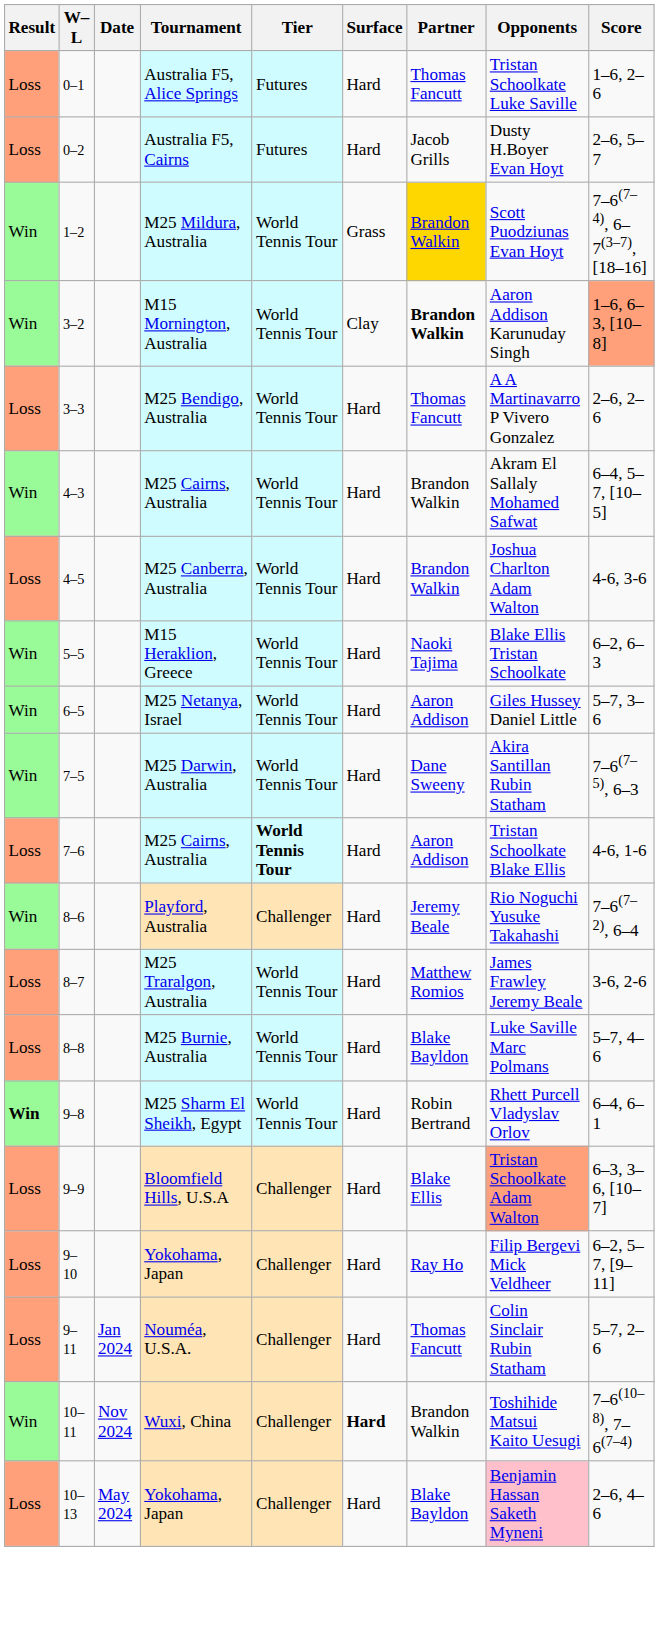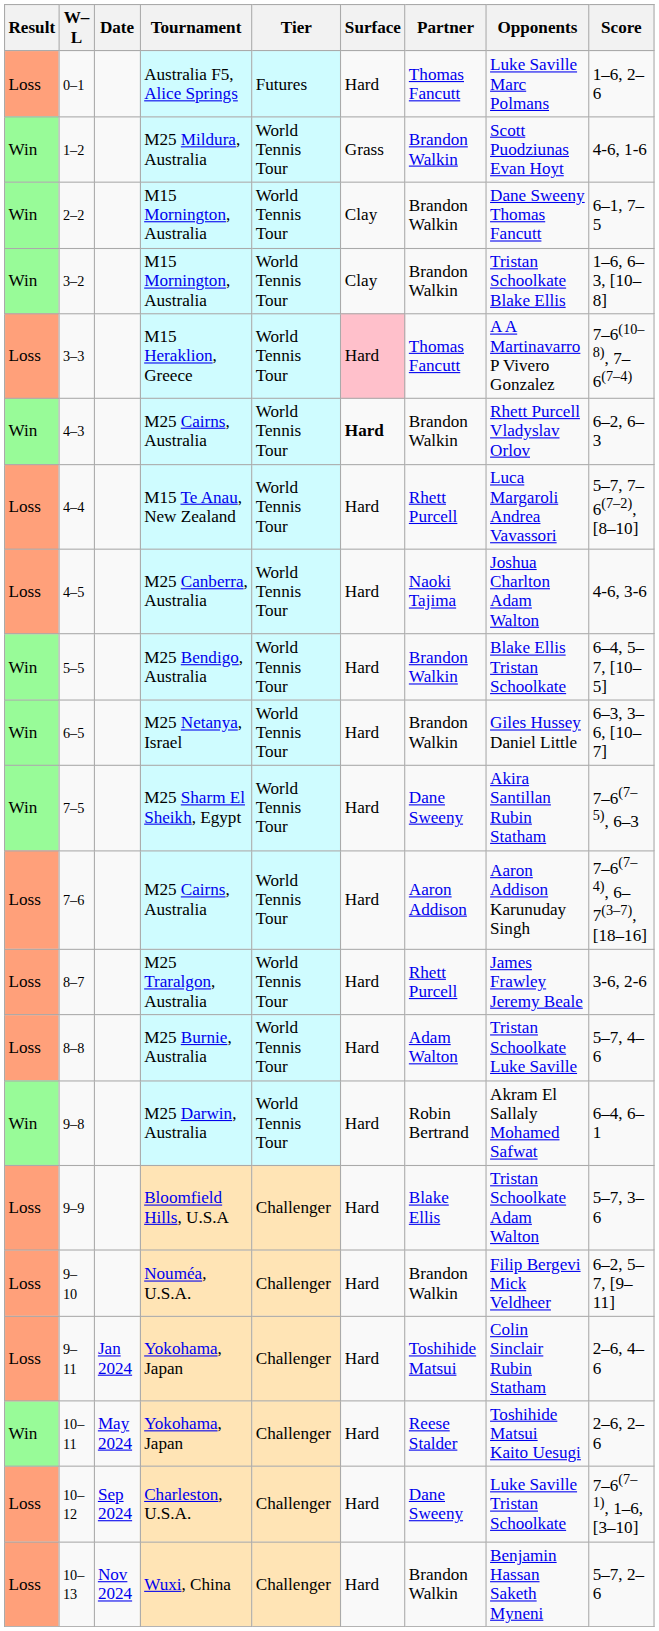(533, 83) Tristan Schoolkate Luke Saville -> (534, 83) Luke Saville Marc Polmans
- row: (74, 150)
(440, 231) gold background -> (438, 149) no background
(620, 231) 7–6(7–4), 6–7(3–7), [18–16] -> (620, 149) 4-6, 1-6
+ row: (74, 216)
(443, 323) bold -> (438, 280) normal
(528, 323) Aaron Addison Karunuday Singh -> (528, 280) Tristan Schoolkate Blake Ellis
(618, 323) lightsalmon background -> (618, 280) no background
(194, 408) M25 Bendigo, Australia -> (181, 356) M15 Heraklion, Greece
(364, 408) no background -> (362, 356) pink background
(618, 408) 2–6, 2–6 -> (619, 356) 7–6(10–8), 7–6(7–4)
(364, 493) normal -> (364, 431) bold
(524, 493) Akram El Sallaly Mohamed Safwat -> (535, 431) Rhett Purcell Vladyslav Orlov
(618, 493) 6–4, 5–7, [10–5] -> (618, 431) 6–2, 6–3
+ row: (74, 507)
(440, 578) Brandon Walkin -> (433, 591) Naoki Tajima
(181, 653) M15 Heraklion, Greece -> (194, 666) M25 Bendigo, Australia
(434, 653) Naoki Tajima -> (438, 666) Brandon Walkin
(618, 653) 6–2, 6–3 -> (618, 666) 6–4, 5–7, [10–5]
(439, 709) Aaron Addison -> (438, 732) Brandon Walkin
(618, 709) 5–7, 3–6 -> (618, 732) 6–3, 3–6, [10–7]
(190, 775) M25 Darwin, Australia -> (195, 807) M25 Sharm El Sheikh, Egypt
(280, 850) bold -> (278, 899) normal
(528, 850) Tristan Schoolkate Blake Ellis -> (528, 899) Aaron Addison Karunuday Singh
(620, 850) 4-6, 1-6 -> (620, 899) 7–6(7–4), 6–7(3–7), [18–16]
- row: (74, 917)
(441, 981) Matthew Romios -> (433, 981) Rhett Purcell
(439, 1047) Blake Bayldon -> (433, 1047) Adam Walton
(533, 1047) Luke Saville Marc Polmans -> (534, 1047) Tristan Schoolkate Luke Saville
(24, 1113) bold -> (23, 1122) normal
(195, 1113) M25 Sharm El Sheikh, Egypt -> (190, 1122) M25 Darwin, Australia
(535, 1113) Rhett Purcell Vladyslav Orlov -> (525, 1122) Akram El Sallaly Mohamed Safwat
(528, 1188) lightsalmon background -> (528, 1207) no background
(618, 1188) 6–3, 3–6, [10–7] -> (618, 1207) 5–7, 3–6
(183, 1263) Yokohama, Japan -> (175, 1283) Nouméa, U.S.A.
(437, 1263) Ray Ho -> (438, 1283) Brandon Walkin
(175, 1339) Nouméa, U.S.A. -> (183, 1358) Yokohama, Japan
(438, 1339) Thomas Fancutt -> (442, 1358) Toshihide Matsui
(618, 1339) 5–7, 2–6 -> (618, 1358) 2–6, 4–6
(115, 1421) Nov 2024 -> (115, 1433) May 2024
(188, 1421) Wuxi, China -> (183, 1433) Yokohama, Japan
(366, 1421) bold -> (362, 1433) normal
(440, 1421) Brandon Walkin -> (433, 1433) Reese Stalder
(618, 1421) 7–6(10–8), 7–6(7–4) -> (618, 1433) 2–6, 2–6
+ row: (74, 1505)
(115, 1503) May 2024 -> (115, 1584) Nov 2024
(183, 1503) Yokohama, Japan -> (188, 1584) Wuxi, China
(439, 1503) Blake Bayldon -> (438, 1584) Brandon Walkin
(523, 1503) pink background -> (523, 1584) no background
(618, 1503) 2–6, 4–6 -> (618, 1584) 5–7, 2–6
